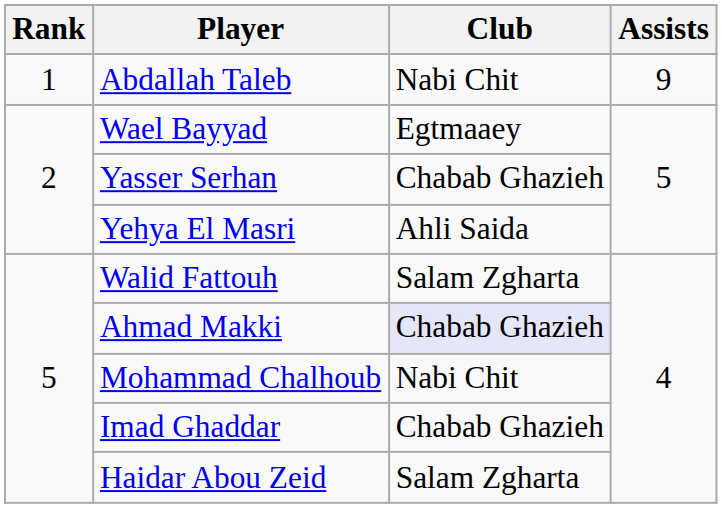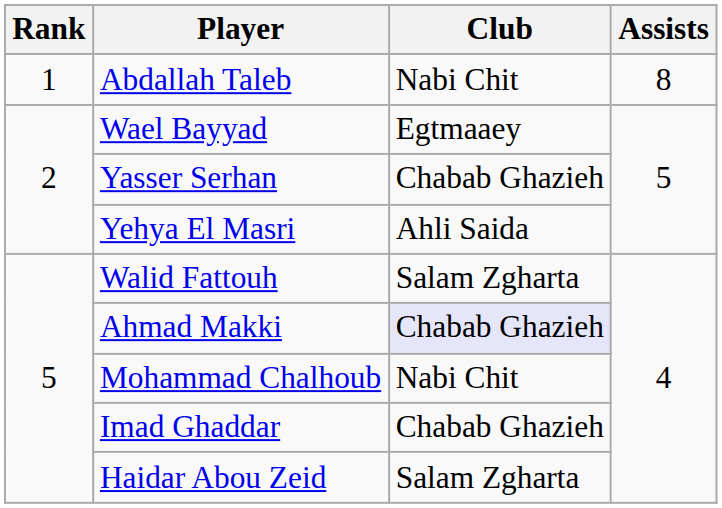(664, 79) 9 -> (664, 79) 8
